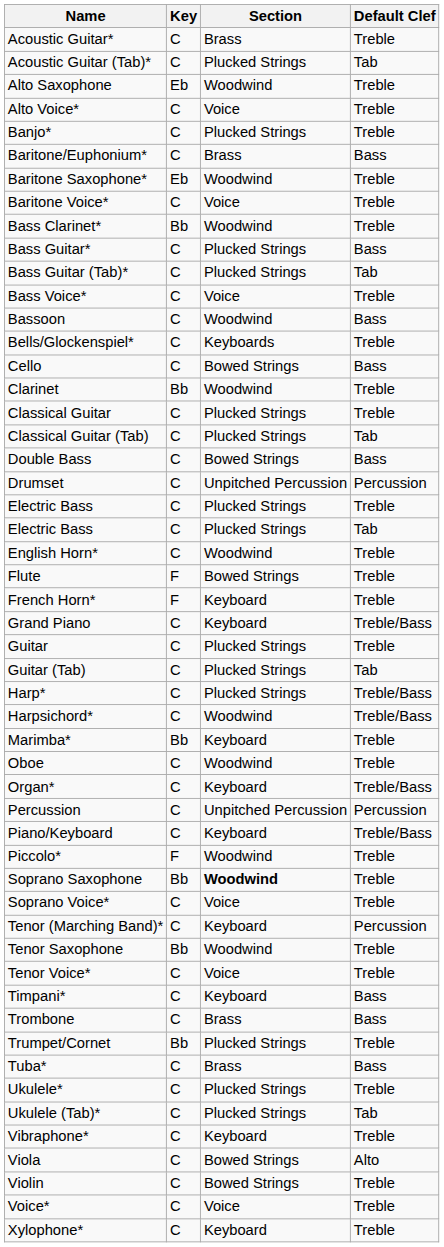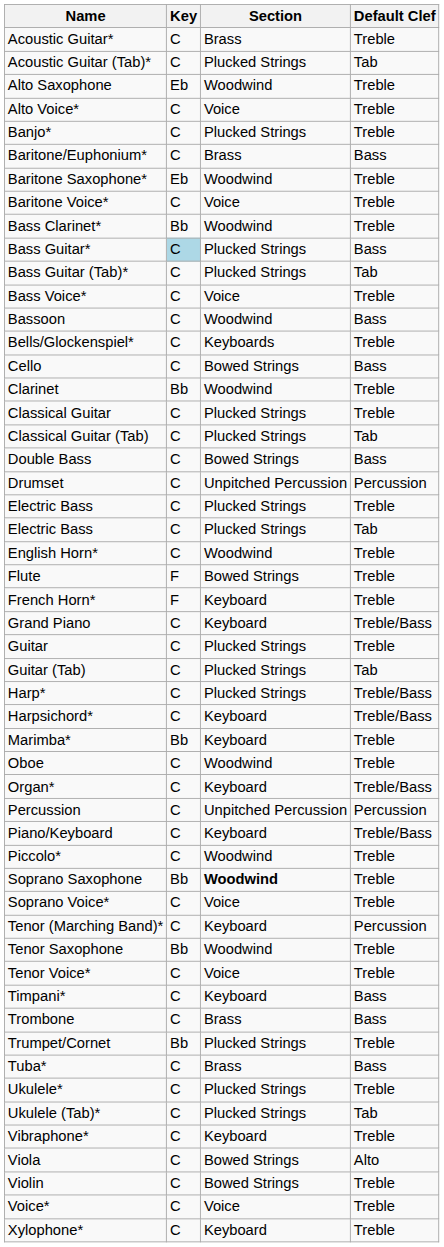(175, 249) no background -> (175, 249) lightblue background
(238, 716) Woodwind -> (235, 716) Keyboard
(175, 856) F -> (175, 856) C
